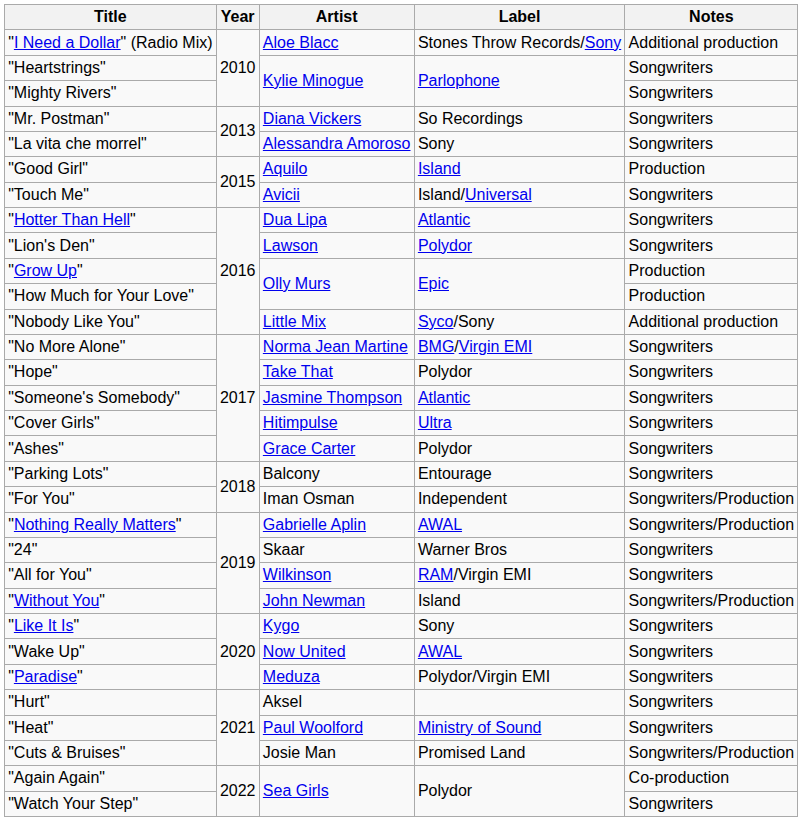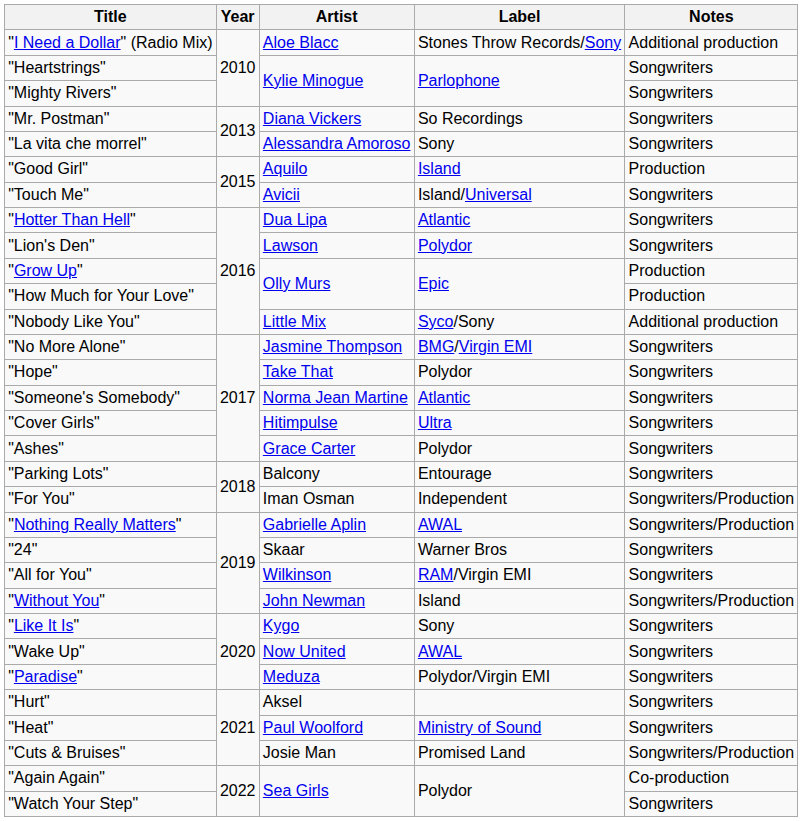(335, 347) Norma Jean Martine -> (333, 347) Jasmine Thompson
(333, 397) Jasmine Thompson -> (335, 397) Norma Jean Martine
